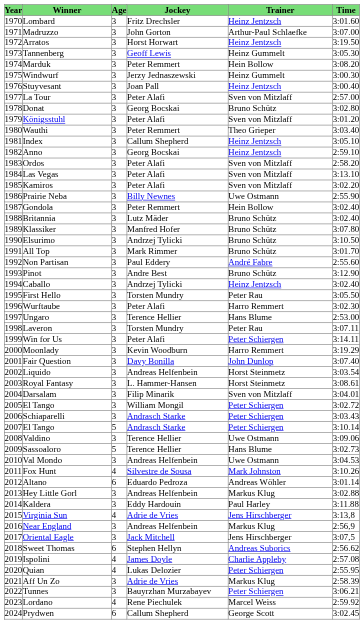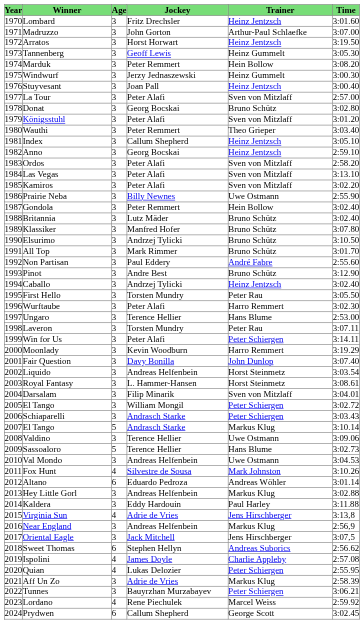(256, 427) Peter Schiergen -> (252, 427) Markus Klug
